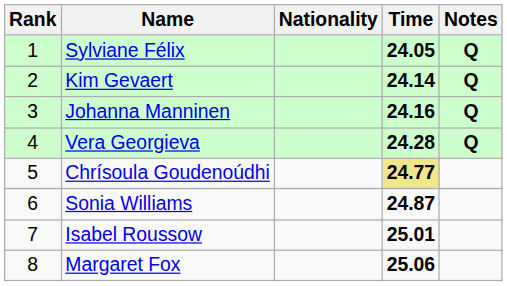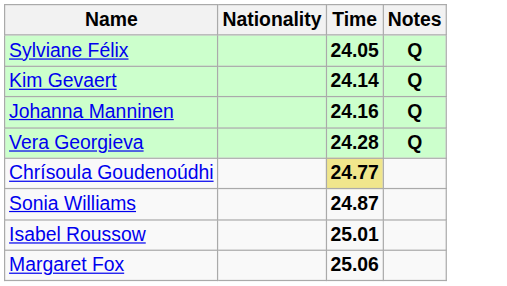- column: (33, 19)
